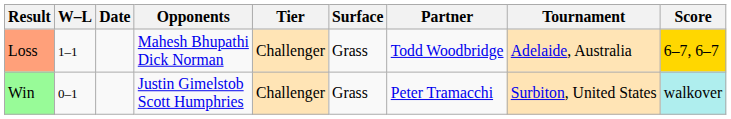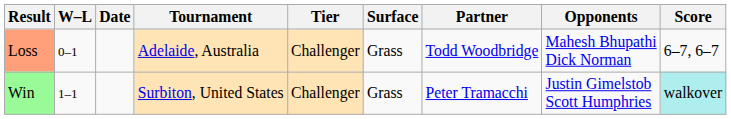columns swapped: (584, 16) <-> (193, 16)
(68, 51) 1–1 -> (68, 51) 0–1
(691, 50) gold background -> (691, 50) no background
(68, 94) 0–1 -> (68, 94) 1–1
